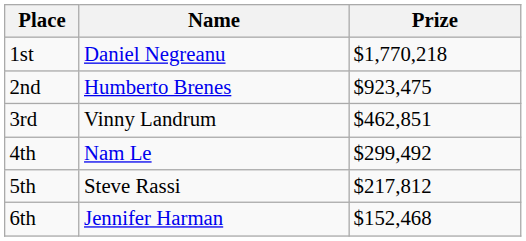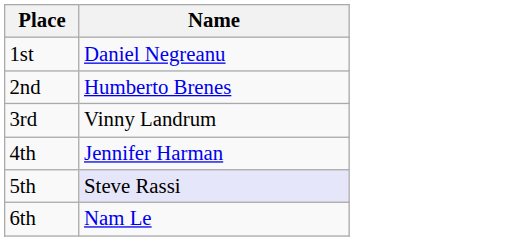- column: (435, 20)
(118, 152) Nam Le -> (154, 152) Jennifer Harman
(132, 185) no background -> (132, 185) lavender background
(154, 218) Jennifer Harman -> (118, 218) Nam Le
